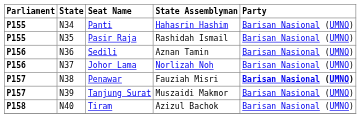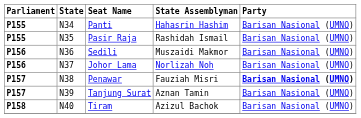(182, 52) Aznan Tamin -> (192, 52) Muszaidi Makmor
(192, 93) Muszaidi Makmor -> (182, 93) Aznan Tamin
